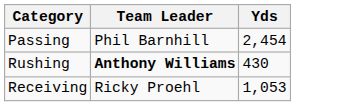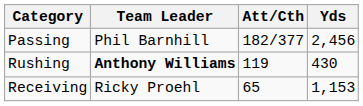+ column: (273, 17)
(264, 40) 2,454 -> (333, 40) 2,456
(264, 88) 1,053 -> (333, 88) 1,153
